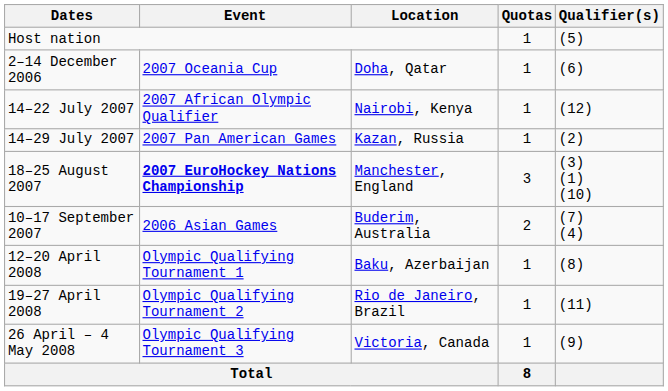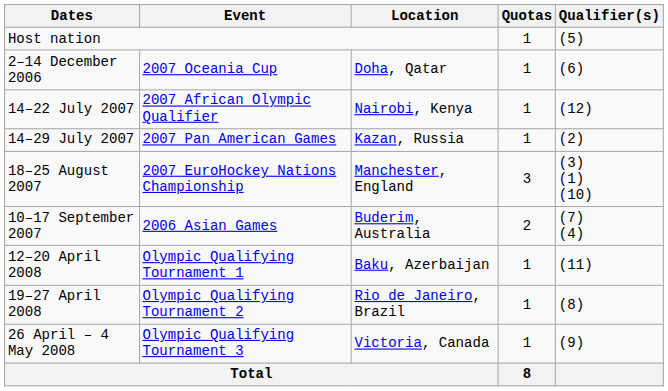(239, 179) bold -> (239, 179) normal
(572, 265) (8) -> (576, 265) (11)
(576, 304) (11) -> (572, 304) (8)
